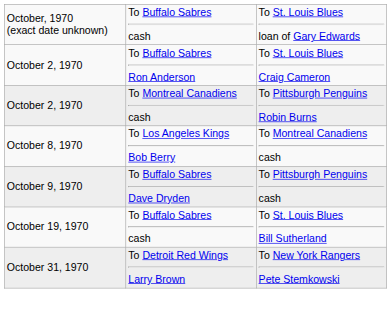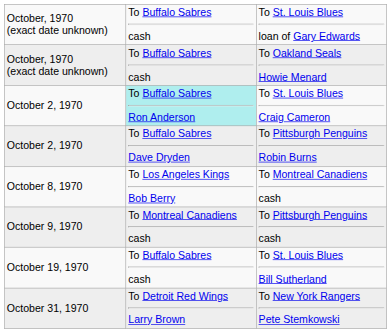+ row: (321, 65)
(191, 65) no background -> (191, 105) paleturquoise background
(191, 105) To Montreal Canadiens cash -> (191, 146) To Buffalo Sabres Dave Dryden
(191, 186) To Buffalo Sabres Dave Dryden -> (191, 227) To Montreal Canadiens cash
